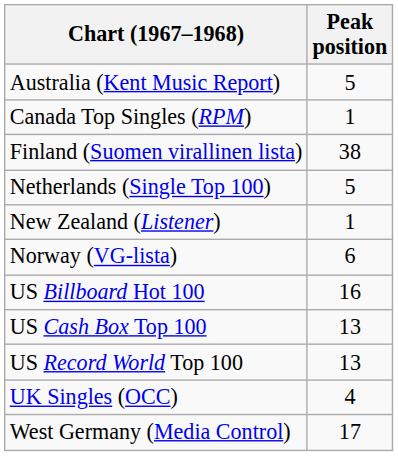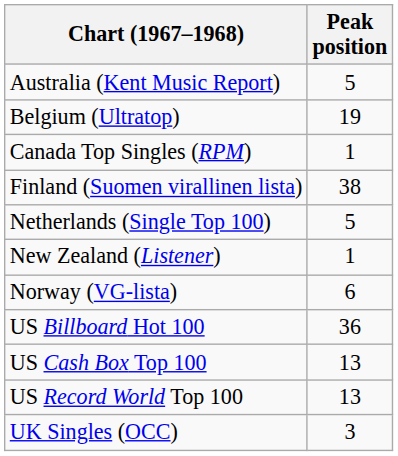+ row: (95, 116)
(350, 291) 16 -> (350, 326) 36
(350, 397) 4 -> (350, 432) 3
- row: (150, 432)
